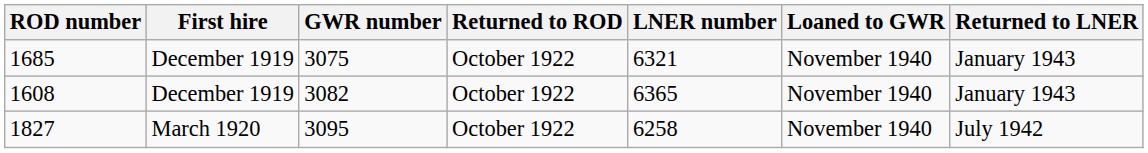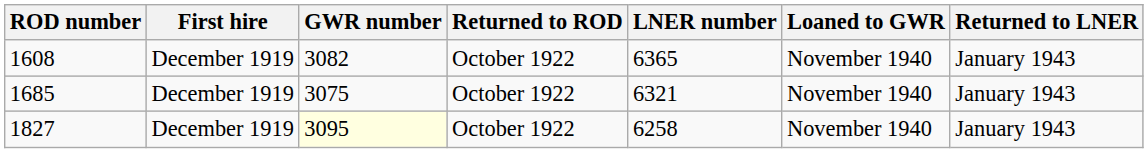rows swapped: (32, 57) <-> (32, 93)
(206, 128) March 1920 -> (223, 128) December 1919
(327, 128) no background -> (327, 128) lightyellow background
(999, 128) July 1942 -> (1015, 128) January 1943
